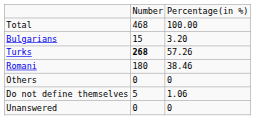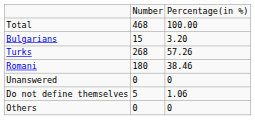(140, 53) bold -> (140, 53) normal
rows swapped: (22, 80) <-> (32, 108)
